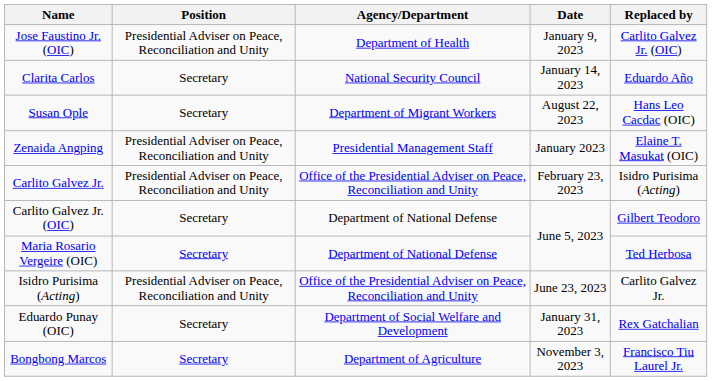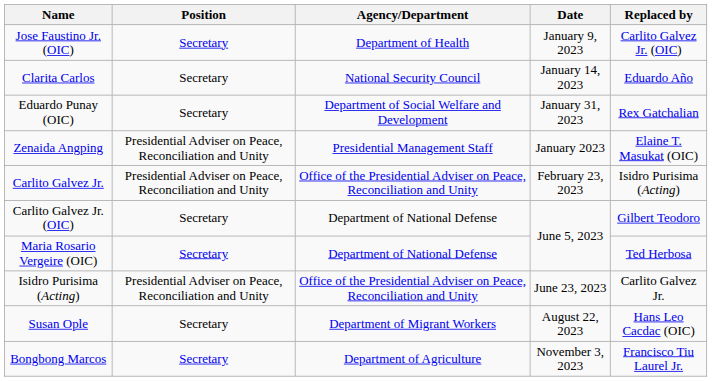(204, 42) Presidential Adviser on Peace, Reconciliation and Unity -> (204, 42) Secretary
rows swapped: (58, 323) <-> (58, 112)
